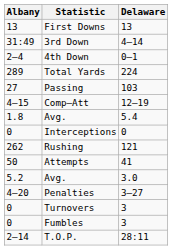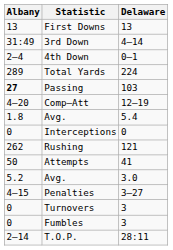(12, 87) normal -> (12, 87) bold
(18, 102) 4–15 -> (18, 102) 4–20
(18, 192) 4–20 -> (18, 192) 4–15
